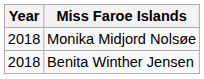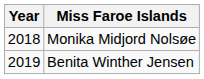(24, 62) 2018 -> (24, 62) 2019
